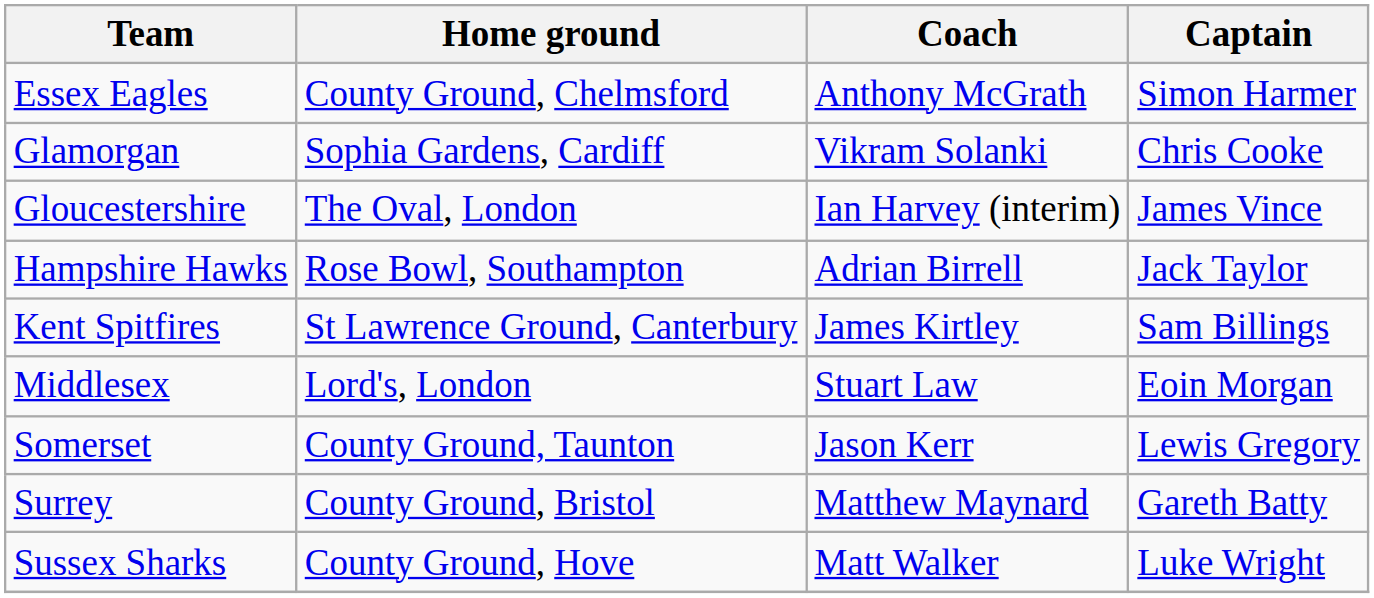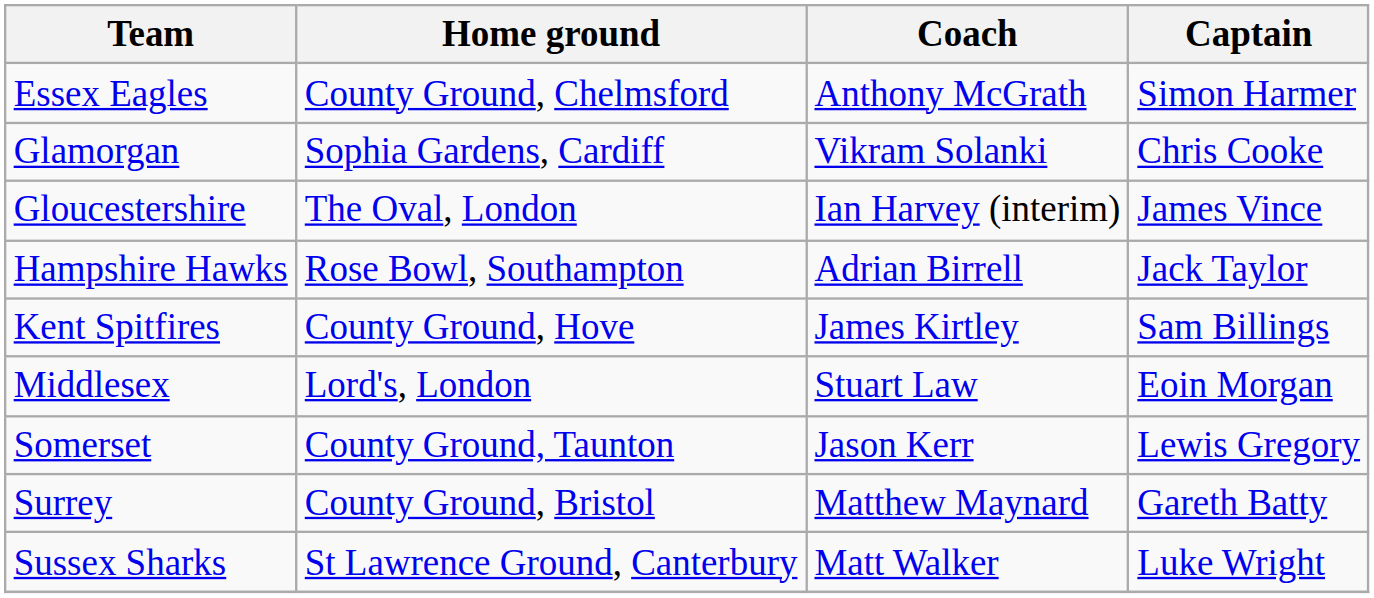(551, 326) St Lawrence Ground, Canterbury -> (470, 326) County Ground, Hove
(470, 561) County Ground, Hove -> (551, 561) St Lawrence Ground, Canterbury
